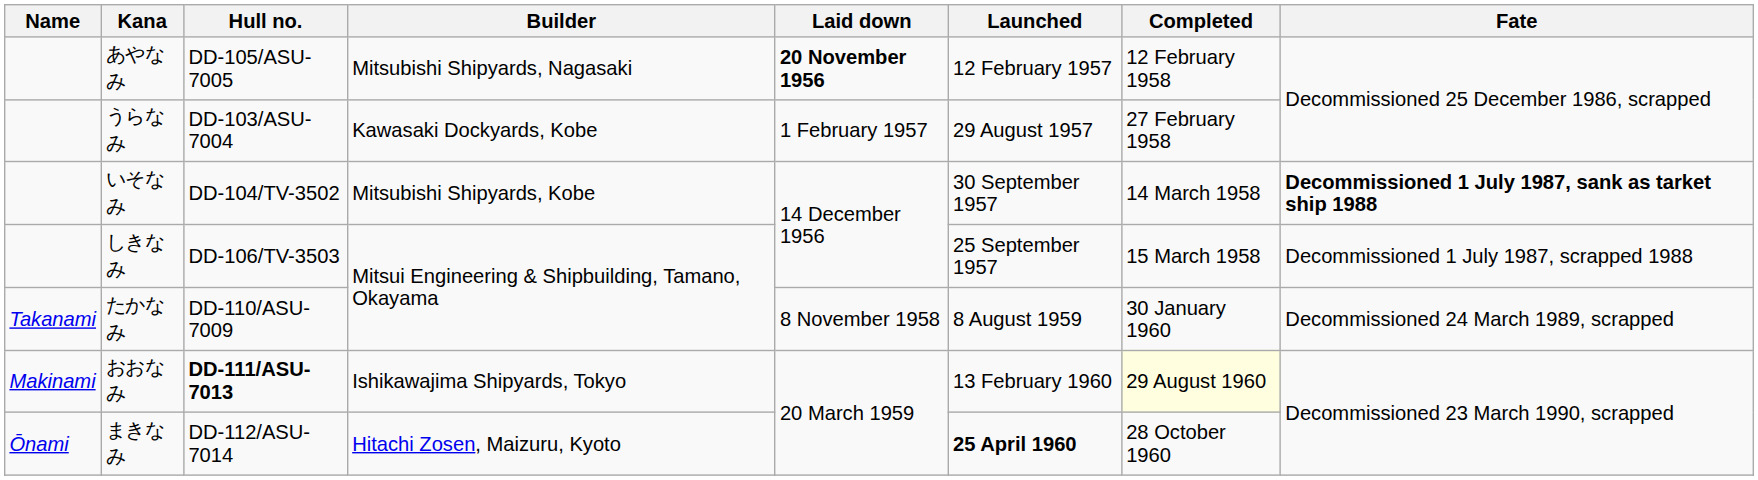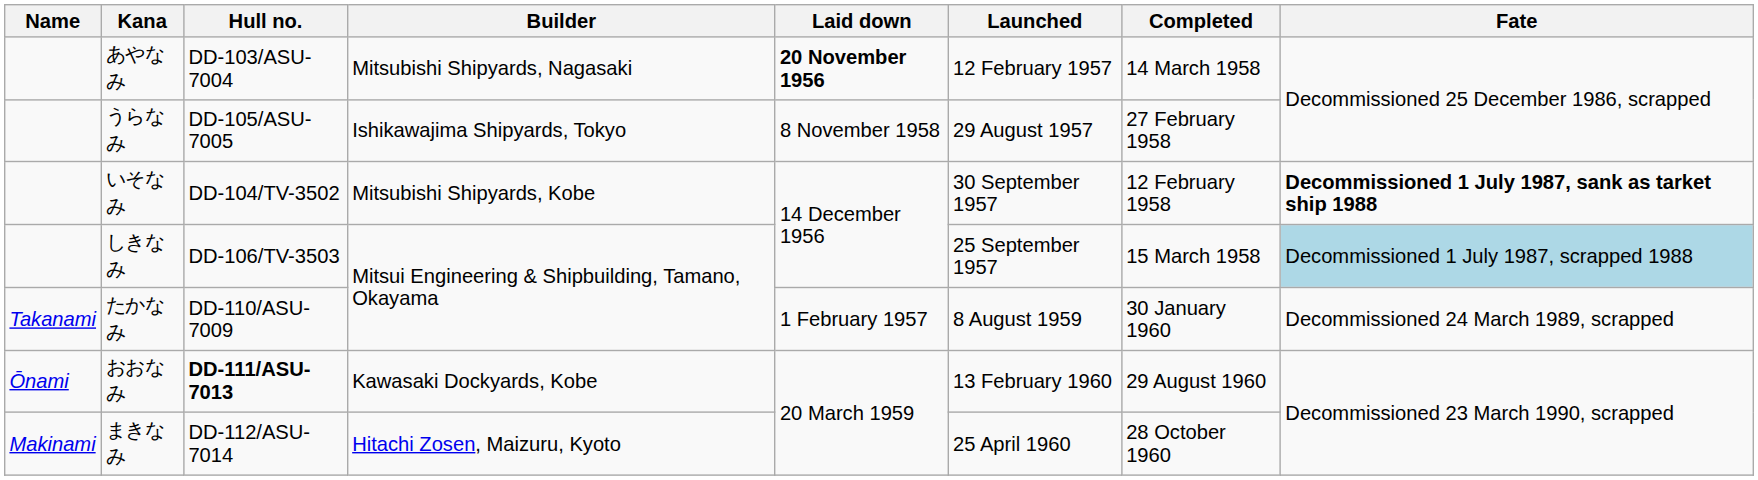(250, 68) DD-105/ASU-7005 -> (250, 68) DD-103/ASU-7004
(1180, 68) 12 February 1958 -> (1193, 68) 14 March 1958
(250, 131) DD-103/ASU-7004 -> (250, 131) DD-105/ASU-7005
(475, 131) Kawasaki Dockyards, Kobe -> (489, 131) Ishikawajima Shipyards, Tokyo
(854, 131) 1 February 1957 -> (860, 131) 8 November 1958
(1193, 194) 14 March 1958 -> (1180, 194) 12 February 1958
(1489, 256) no background -> (1489, 256) lightblue background
(860, 319) 8 November 1958 -> (854, 319) 1 February 1957
(53, 382) Makinami -> (39, 382) Ōnami
(489, 382) Ishikawajima Shipyards, Tokyo -> (475, 382) Kawasaki Dockyards, Kobe
(1196, 382) lightyellow background -> (1196, 382) no background
(39, 444) Ōnami -> (53, 444) Makinami
(1015, 444) bold -> (1012, 444) normal
